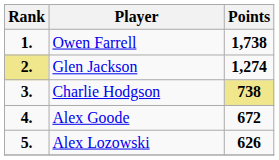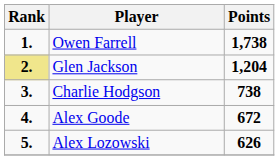(249, 67) 1,274 -> (249, 67) 1,204
(249, 92) khaki background -> (249, 92) no background
